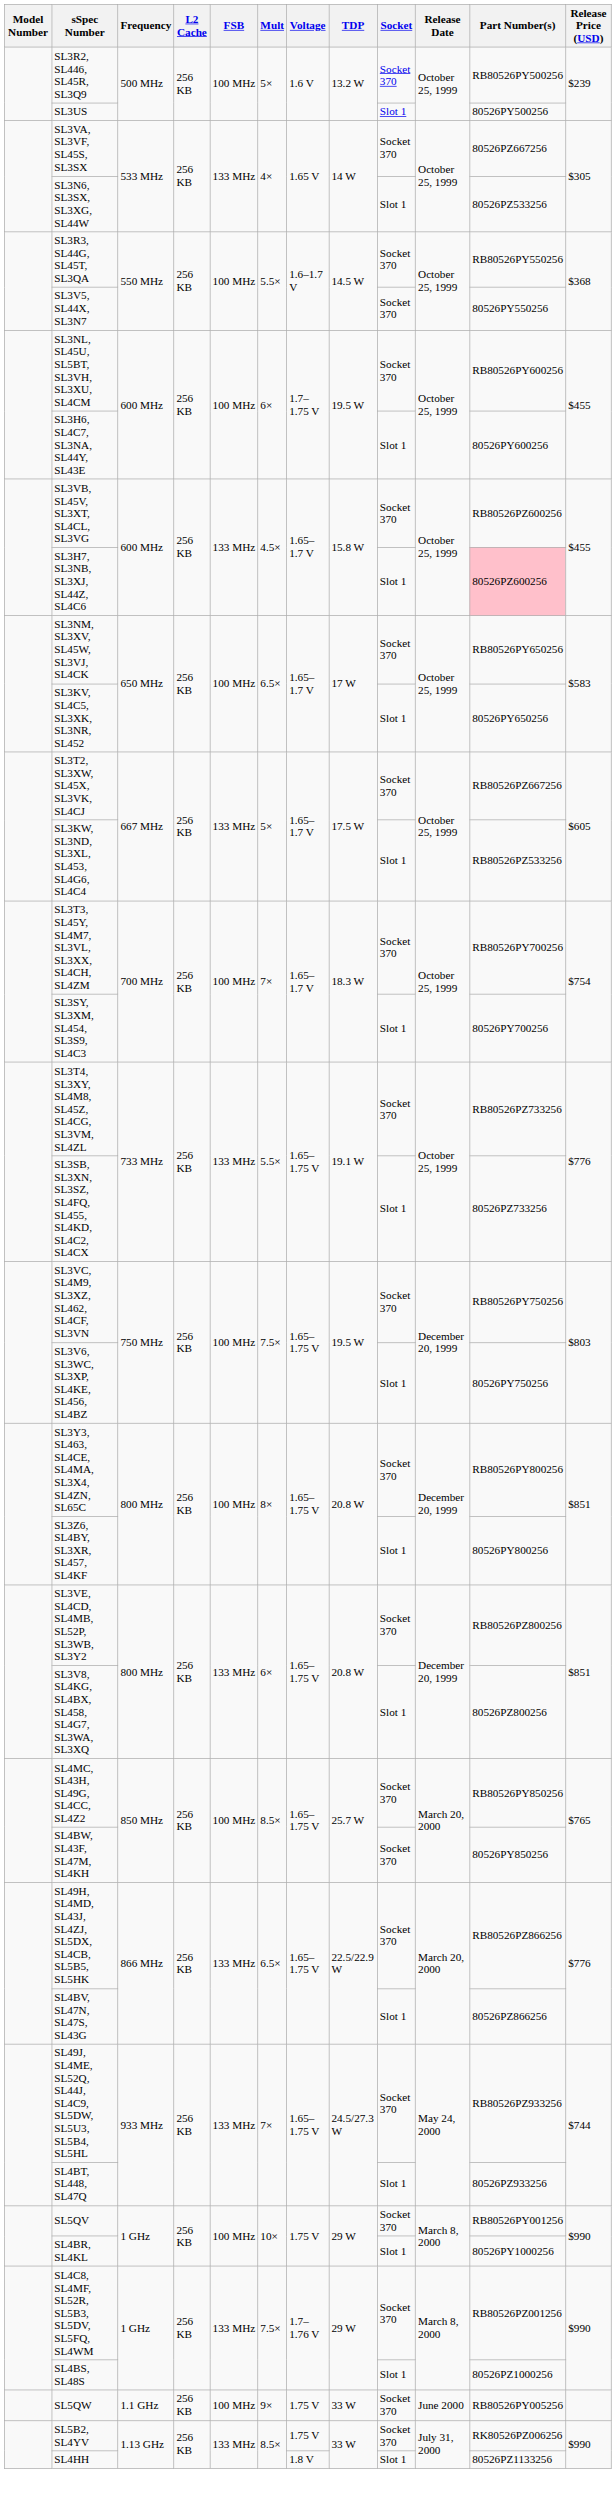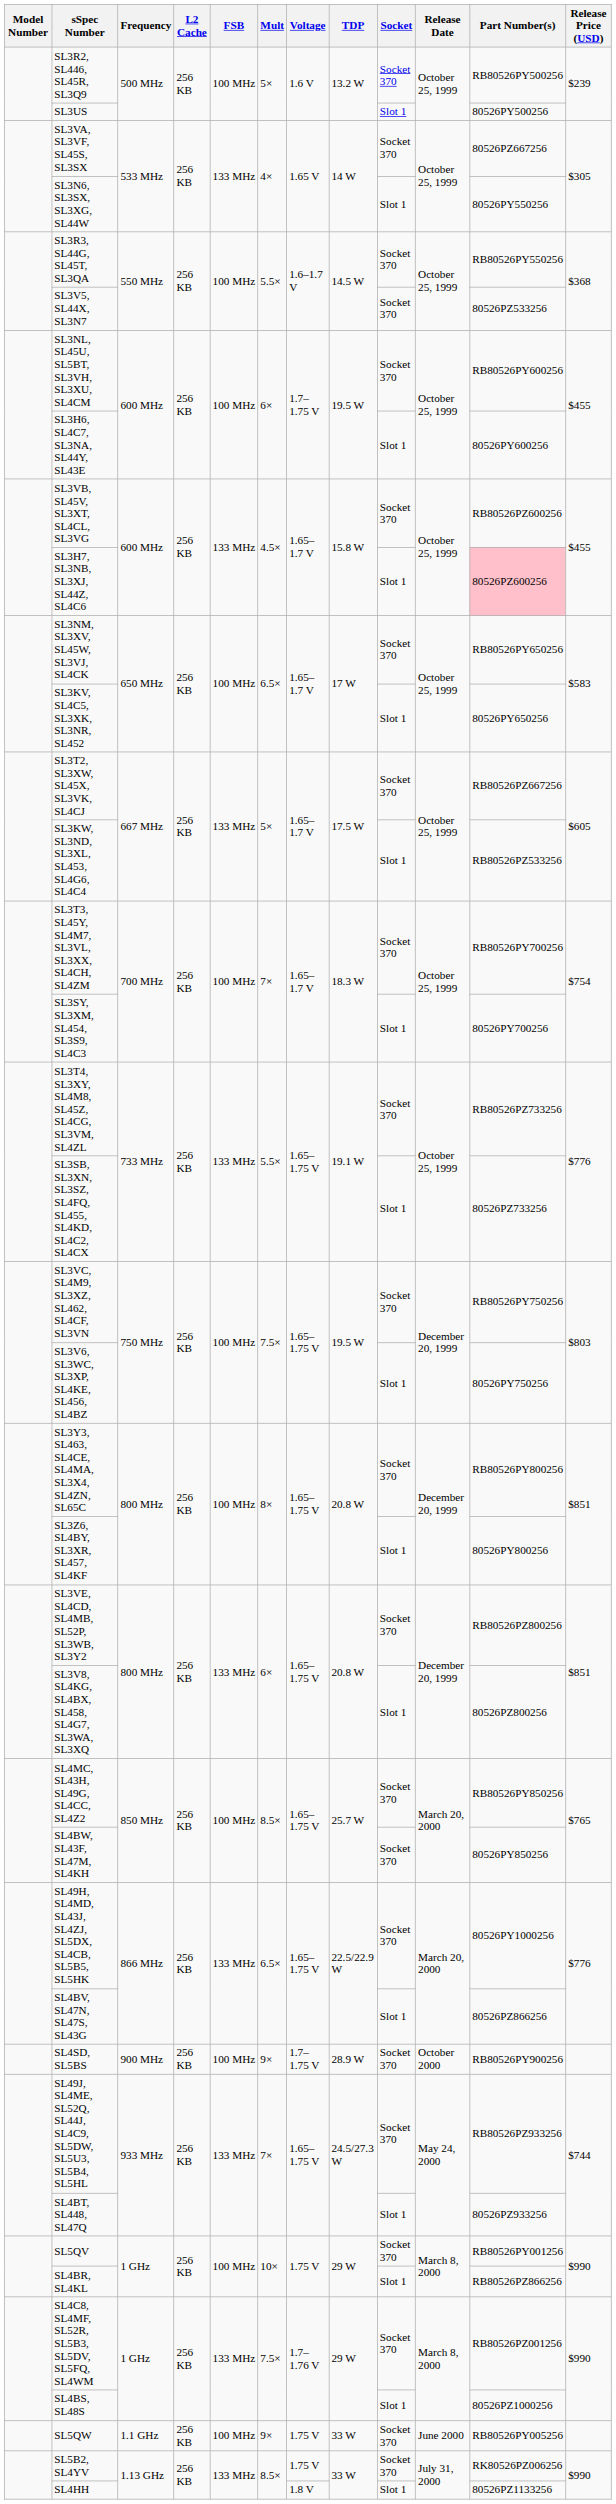(510, 204) 80526PZ533256 -> (510, 204) 80526PY550256
(510, 308) 80526PY550256 -> (510, 308) 80526PZ533256
(517, 1935) RB80526PZ866256 -> (513, 1935) 80526PY1000256
+ row: (72, 2059)
(513, 2251) 80526PY1000256 -> (517, 2281) RB80526PZ866256
